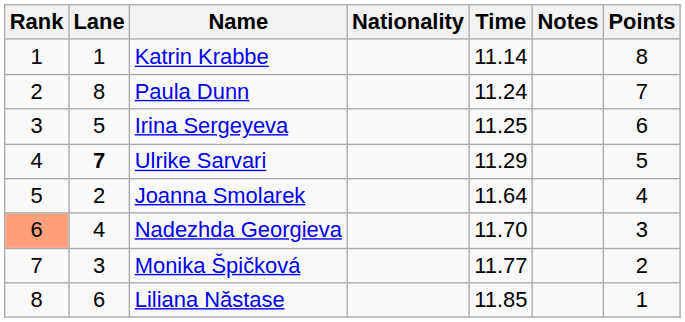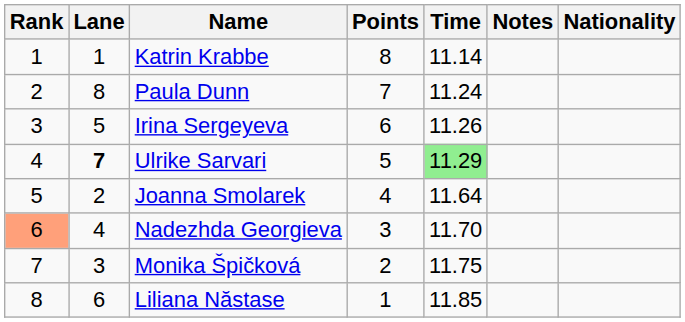columns swapped: (408, 21) <-> (642, 21)
(501, 126) 11.25 -> (456, 126) 11.26
(501, 160) no background -> (456, 160) lightgreen background
(501, 265) 11.77 -> (456, 265) 11.75
